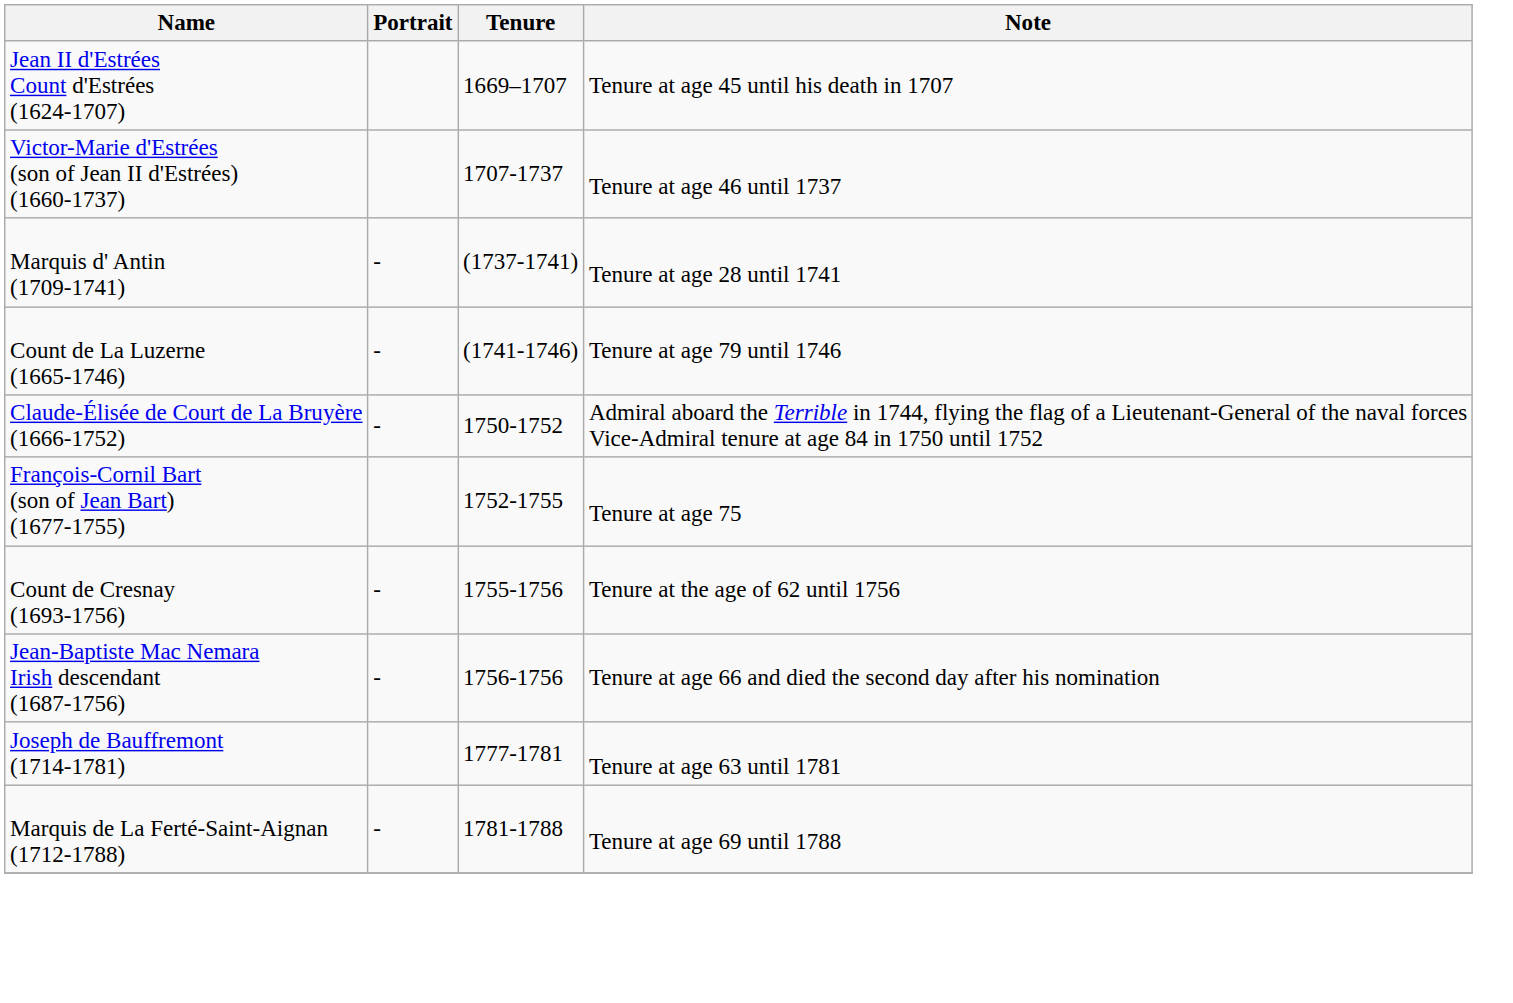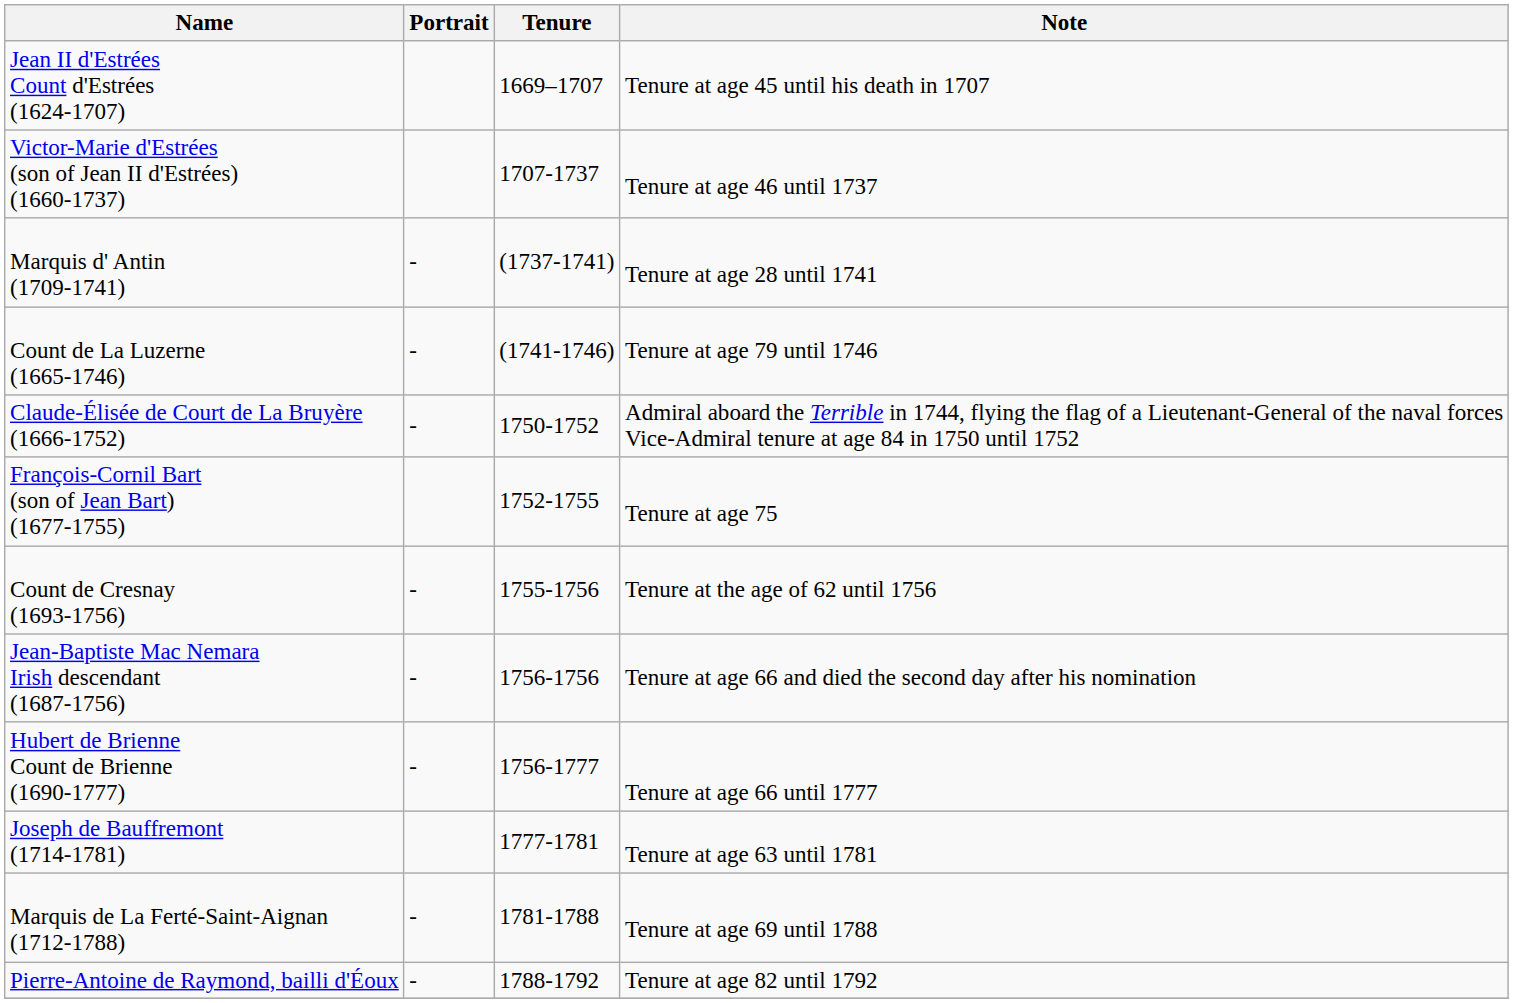+ row: (95, 766)
+ row: (204, 979)
